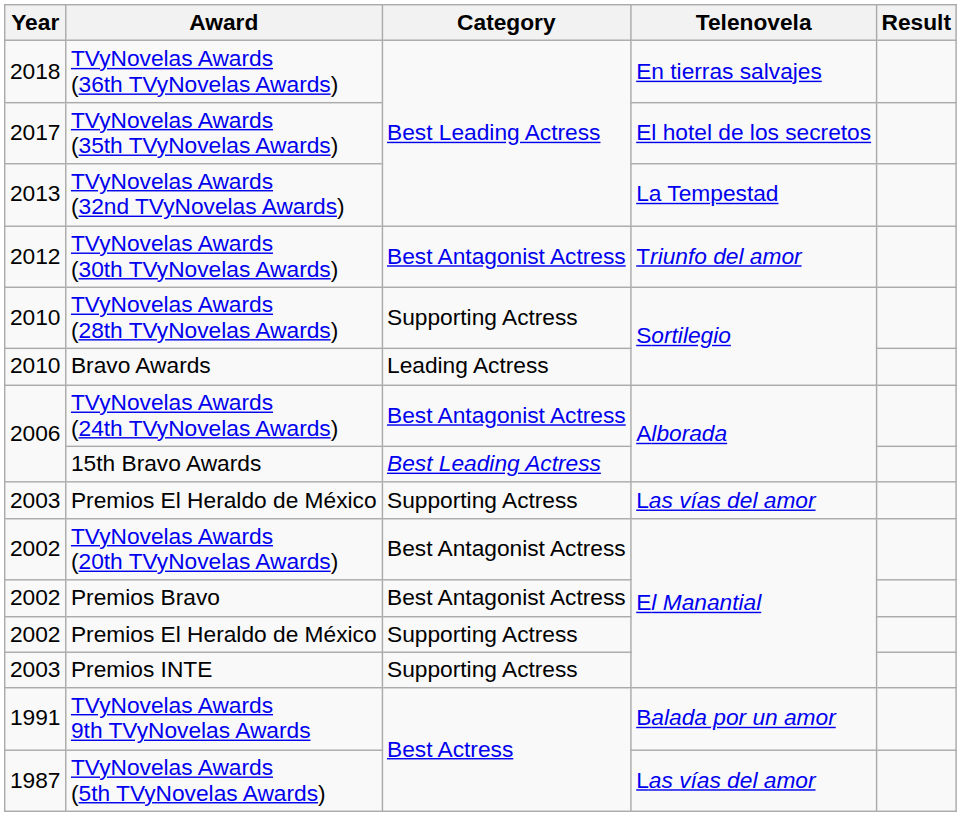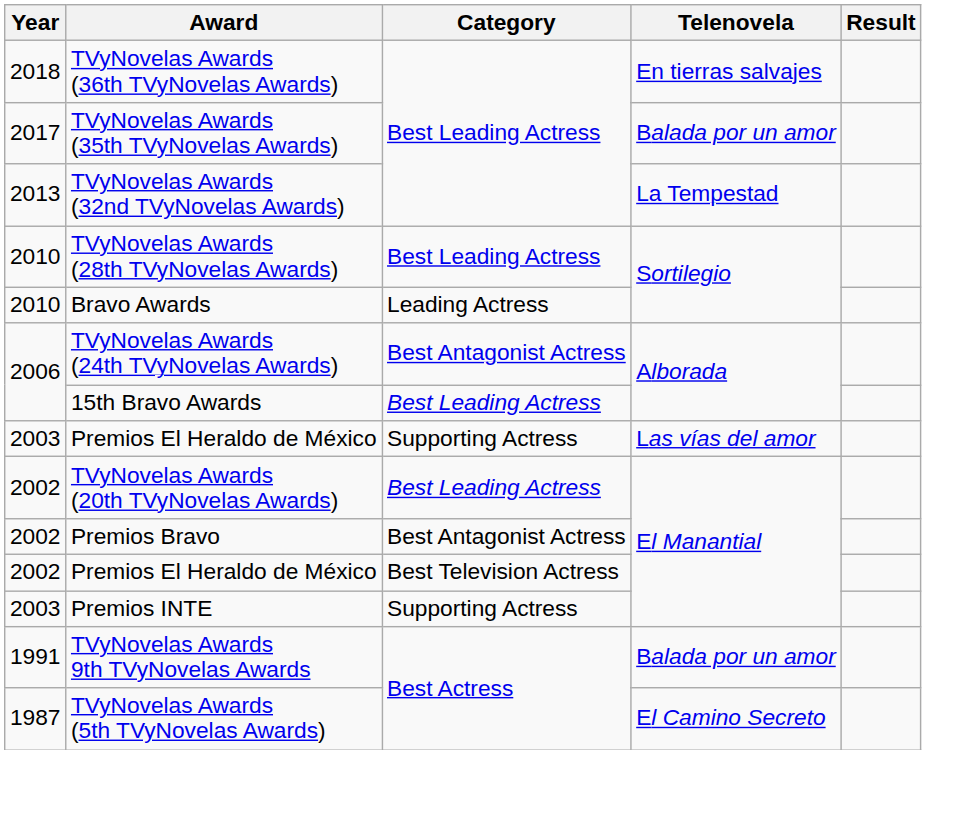(754, 132) El hotel de los secretos -> (736, 132) Balada por un amor
- row: (35, 256)
(482, 317) Supporting Actress -> (494, 256) Best Leading Actress
(506, 548) Best Antagonist Actress -> (494, 487) Best Leading Actress
(482, 633) Supporting Actress -> (503, 572) Best Television Actress
(726, 780) Las vías del amor -> (731, 718) El Camino Secreto
